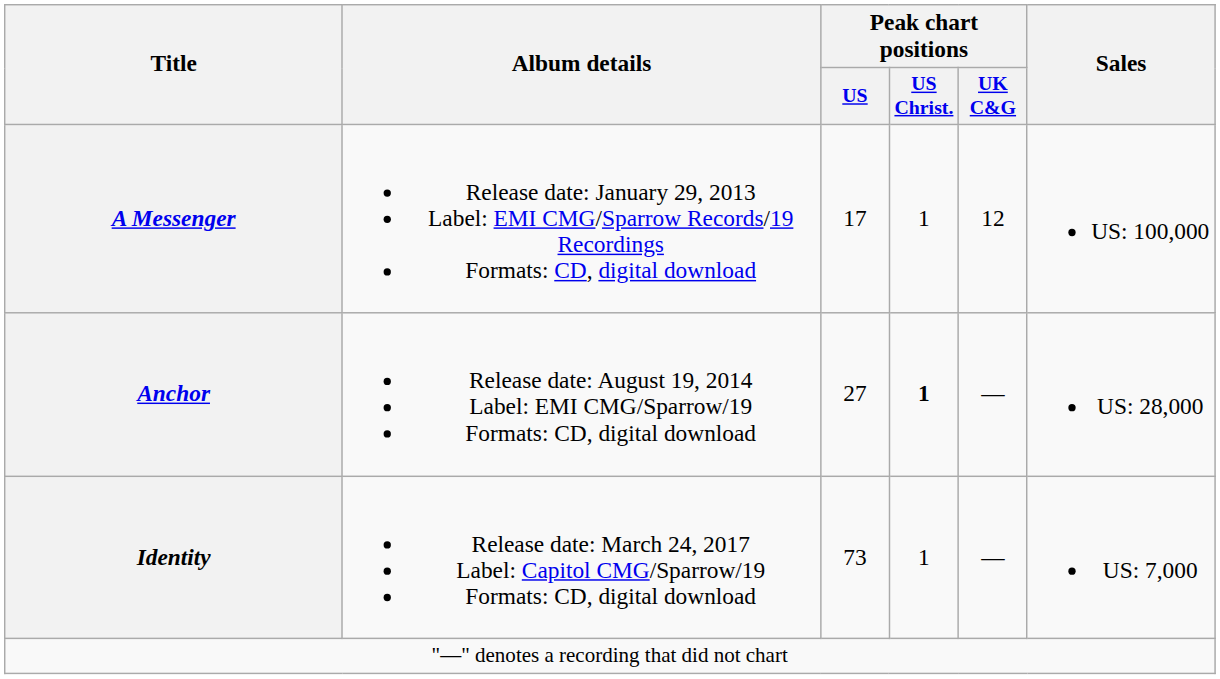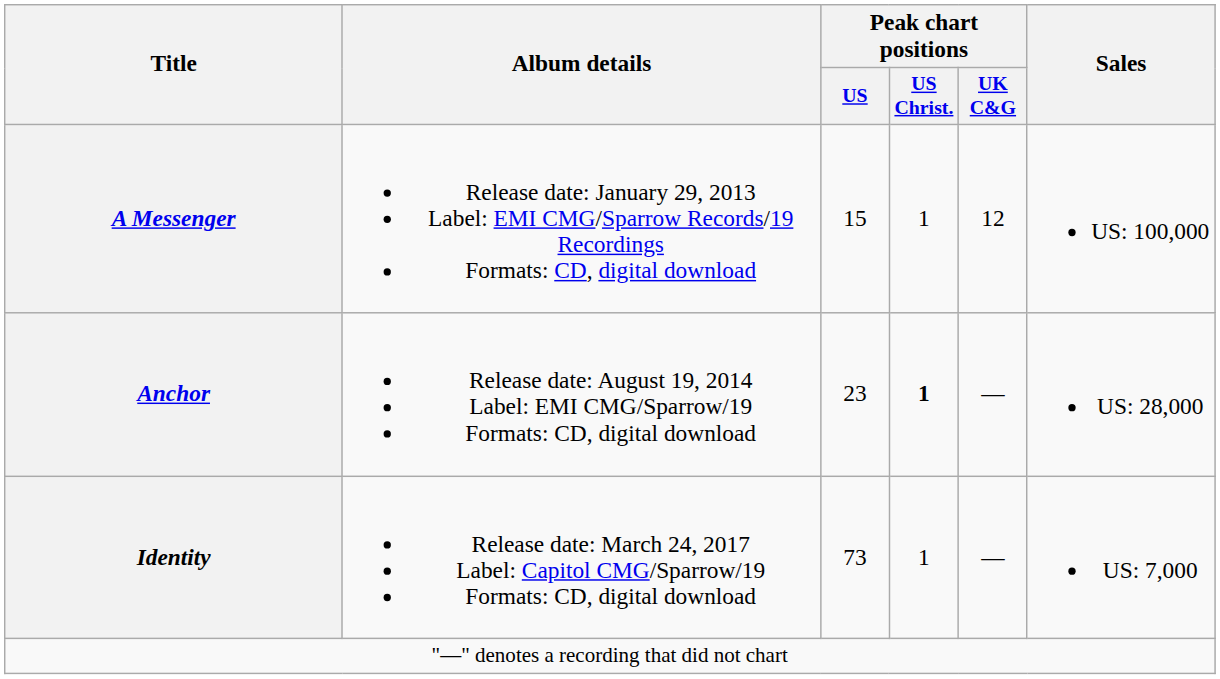(855, 218) 17 -> (855, 218) 15
(855, 394) 27 -> (855, 394) 23
